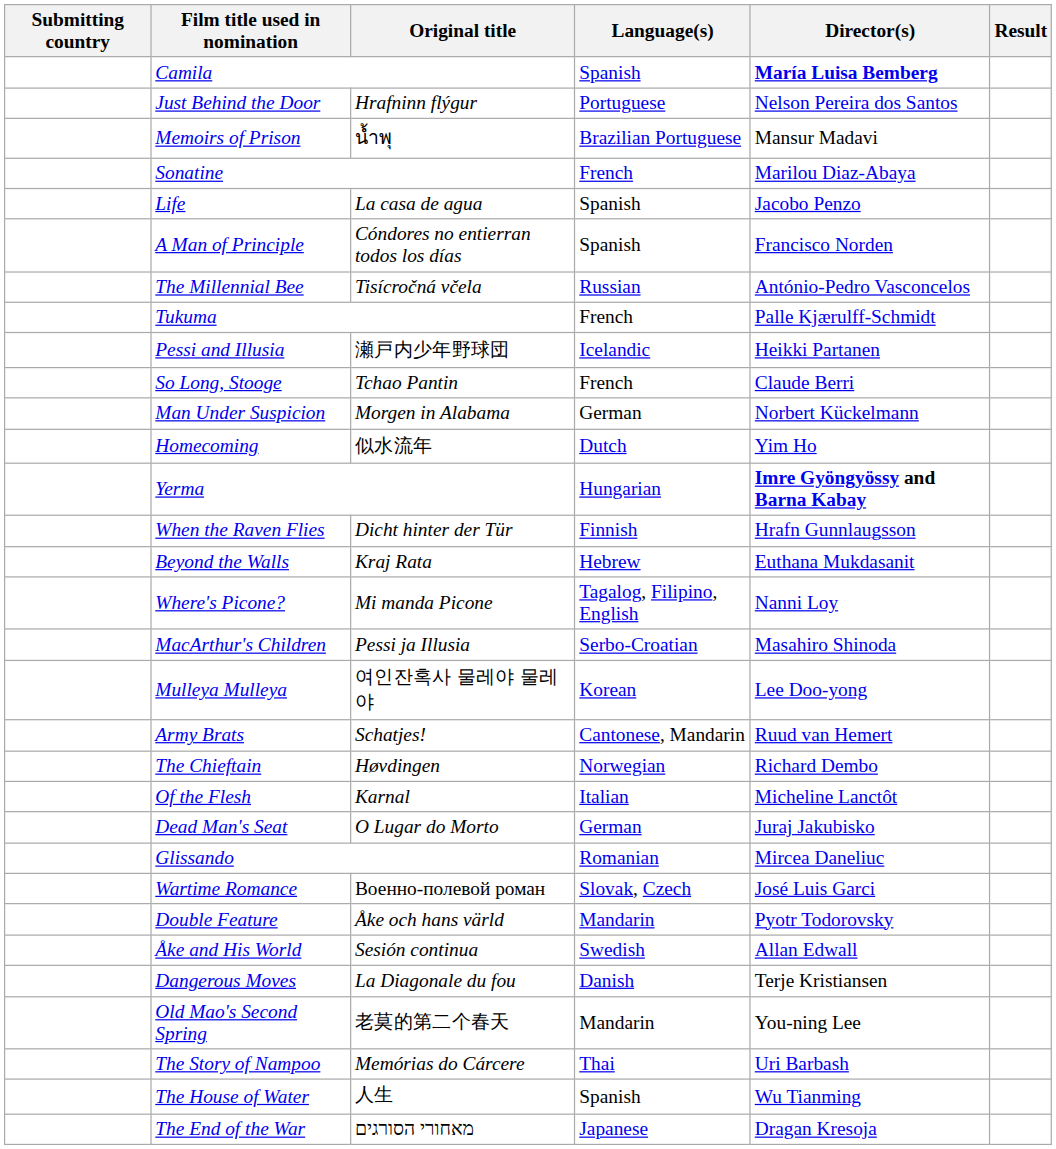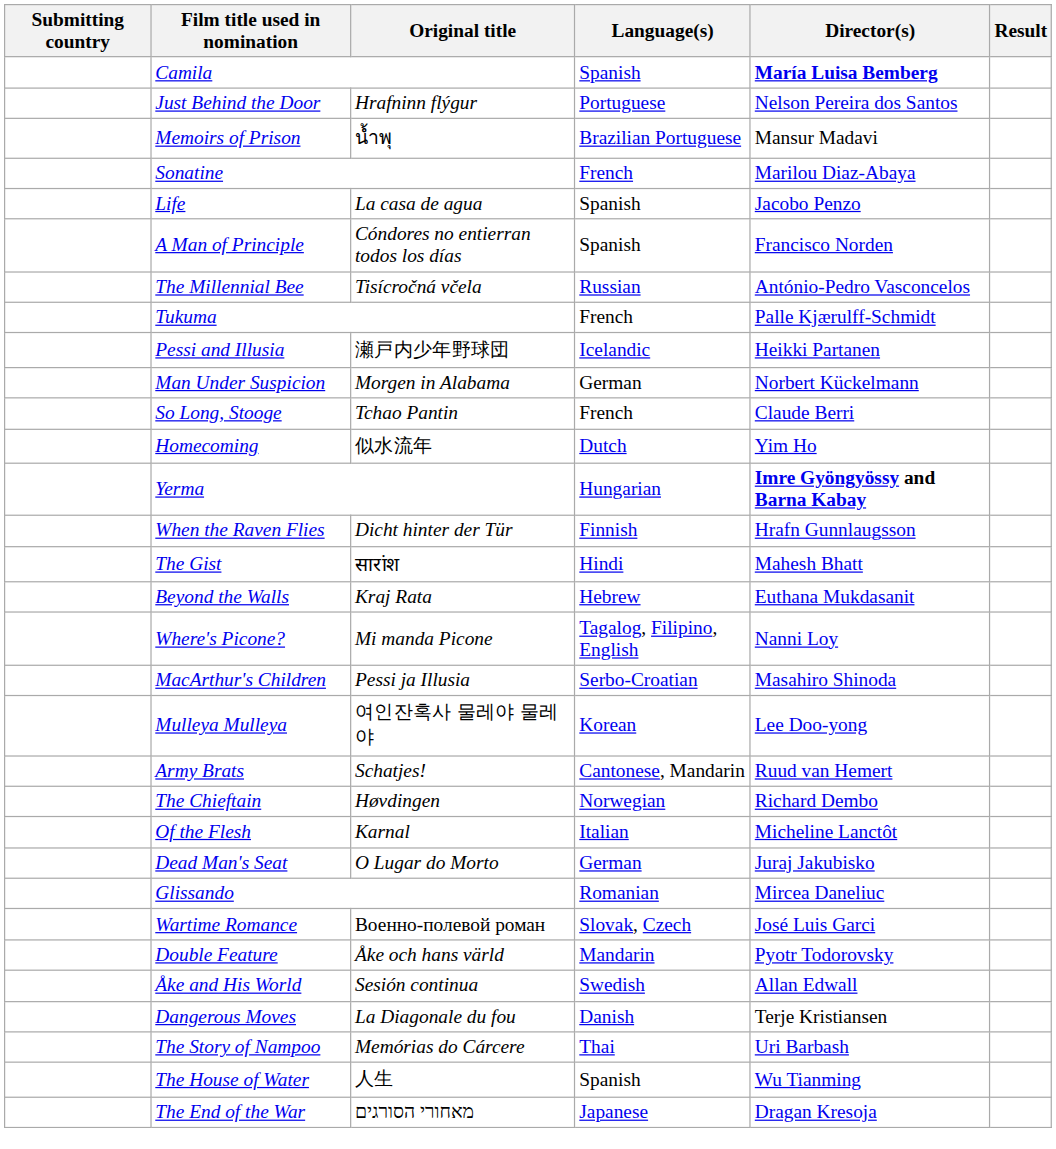rows swapped: (218, 382) <-> (240, 413)
+ row: (188, 563)
- row: (226, 1022)
